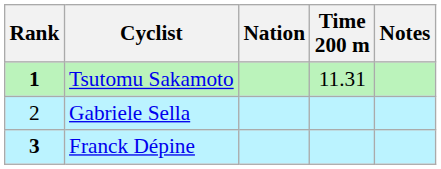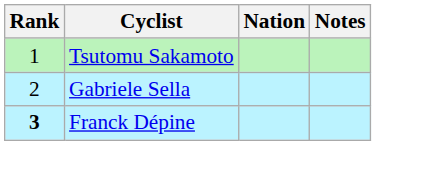- column: (342, 33)
(34, 79) bold -> (34, 55) normal
